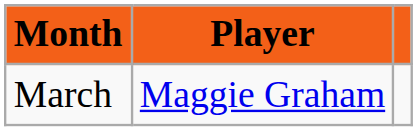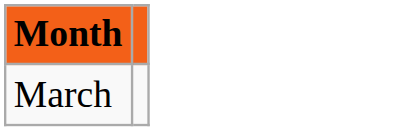- column: (262, 34)
